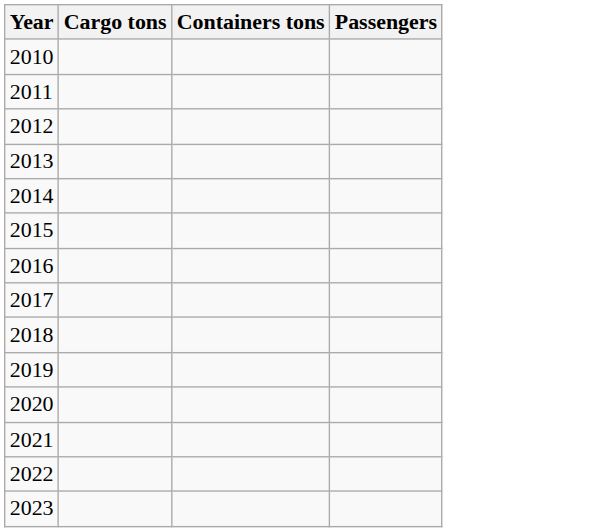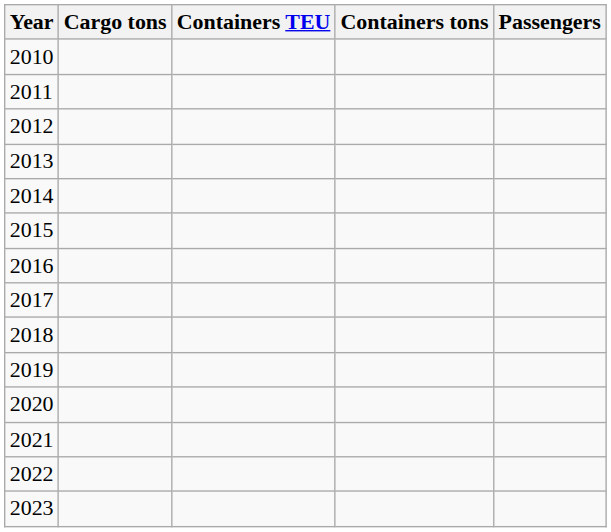+ column: (254, 21)
